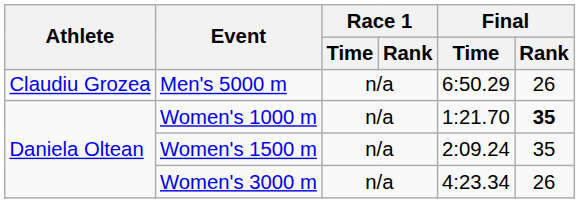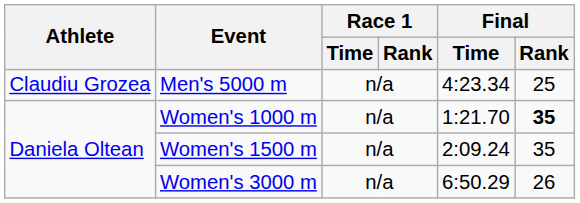(476, 85) 6:50.29 -> (476, 85) 4:23.34
(544, 85) 26 -> (544, 85) 25
(476, 182) 4:23.34 -> (476, 182) 6:50.29
